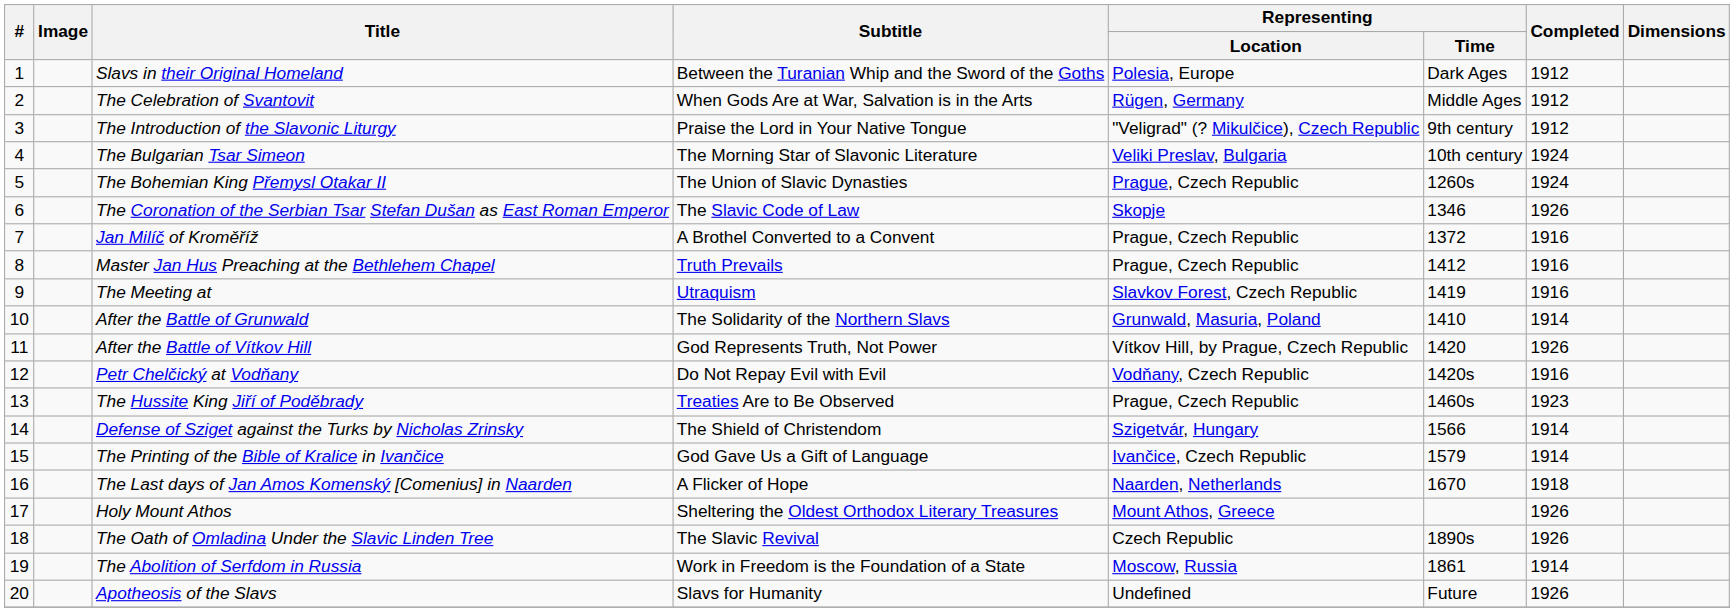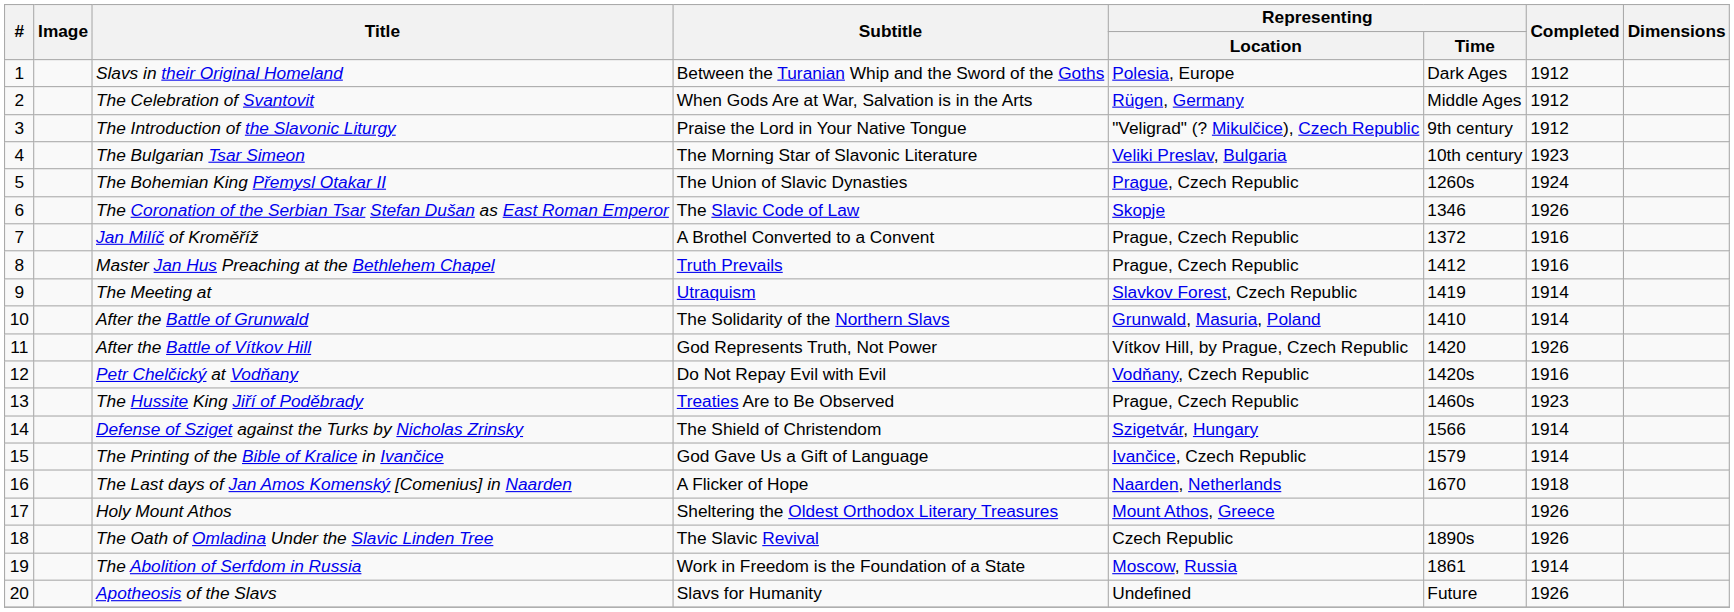(1550, 155) 1924 -> (1550, 155) 1923
(1550, 292) 1916 -> (1550, 292) 1914
